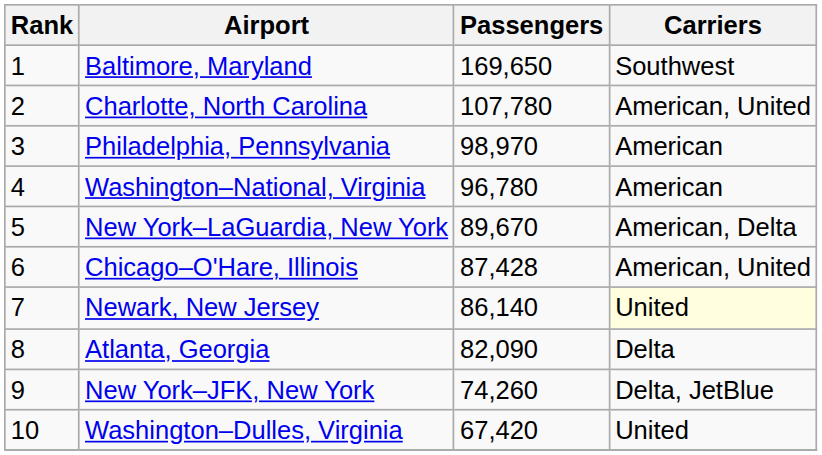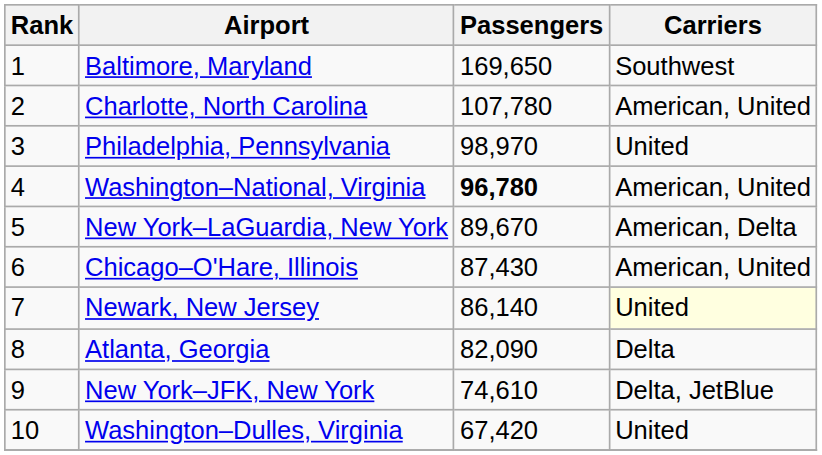(669, 147) American -> (652, 147) United
(499, 187) normal -> (499, 187) bold
(669, 187) American -> (713, 187) American, United
(499, 268) 87,428 -> (499, 268) 87,430
(499, 389) 74,260 -> (499, 389) 74,610
